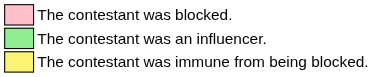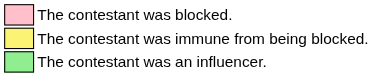rows swapped: (152, 38) <-> (203, 62)
